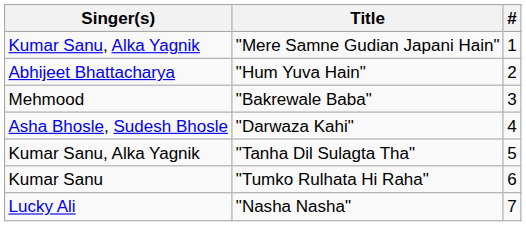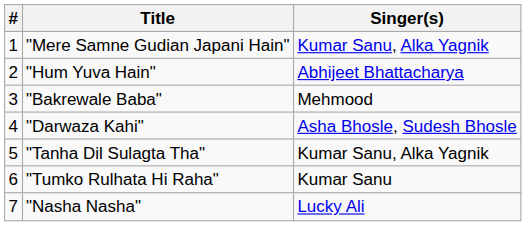columns swapped: (512, 18) <-> (118, 18)
